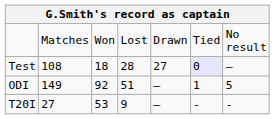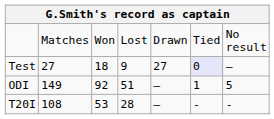(52, 66) 108 -> (48, 66) 27
(127, 66) 28 -> (124, 66) 9
(48, 104) 27 -> (52, 104) 108
(124, 104) 9 -> (127, 104) 28
